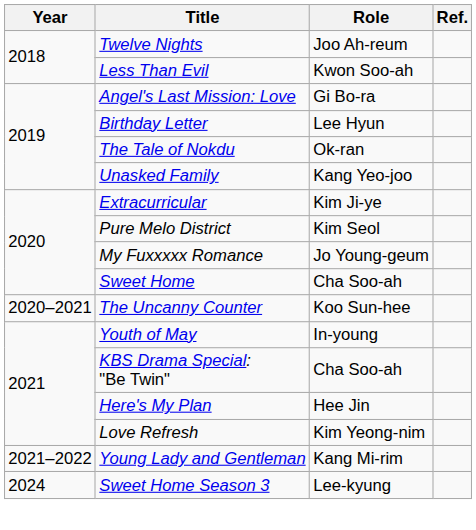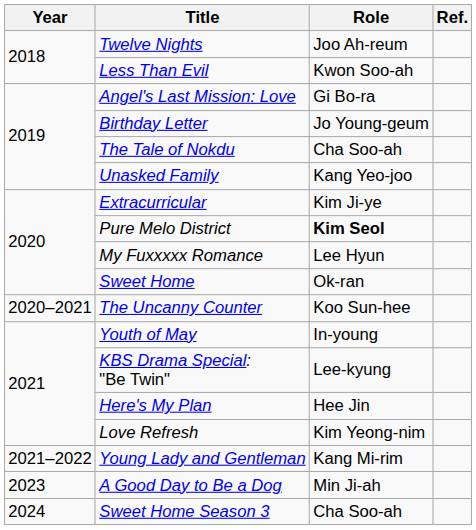(349, 123) Lee Hyun -> (371, 123) Jo Young-geum
(339, 149) Ok-ran -> (358, 149) Cha Soo-ah
(347, 228) normal -> (349, 228) bold
(371, 255) Jo Young-geum -> (349, 255) Lee Hyun
(358, 281) Cha Soo-ah -> (339, 281) Ok-ran
(358, 370) Cha Soo-ah -> (352, 370) Lee-kyung
+ row: (191, 485)
(352, 485) Lee-kyung -> (358, 511) Cha Soo-ah
